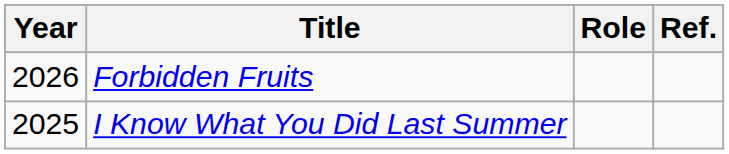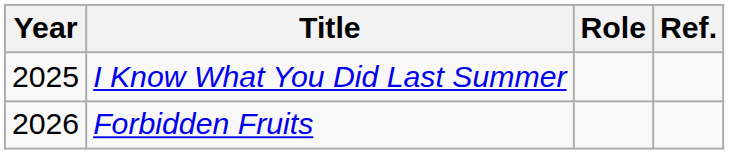rows swapped: (330, 124) <-> (203, 76)
